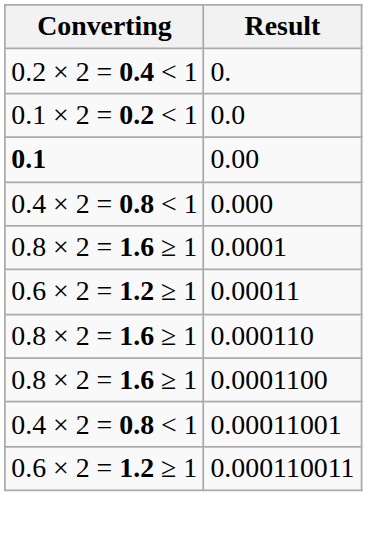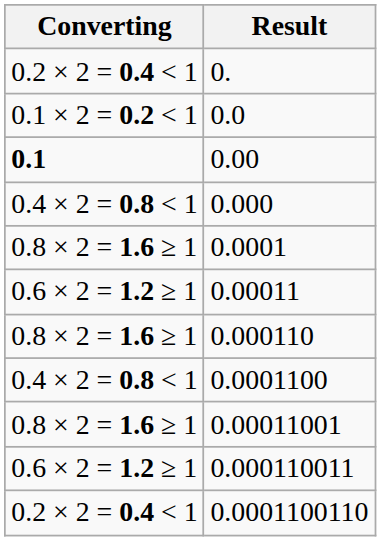(104, 379) 0.8 × 2 = 1.6 ≥ 1 -> (104, 379) 0.4 × 2 = 0.8 < 1
(104, 423) 0.4 × 2 = 0.8 < 1 -> (104, 423) 0.8 × 2 = 1.6 ≥ 1
+ row: (289, 512)
